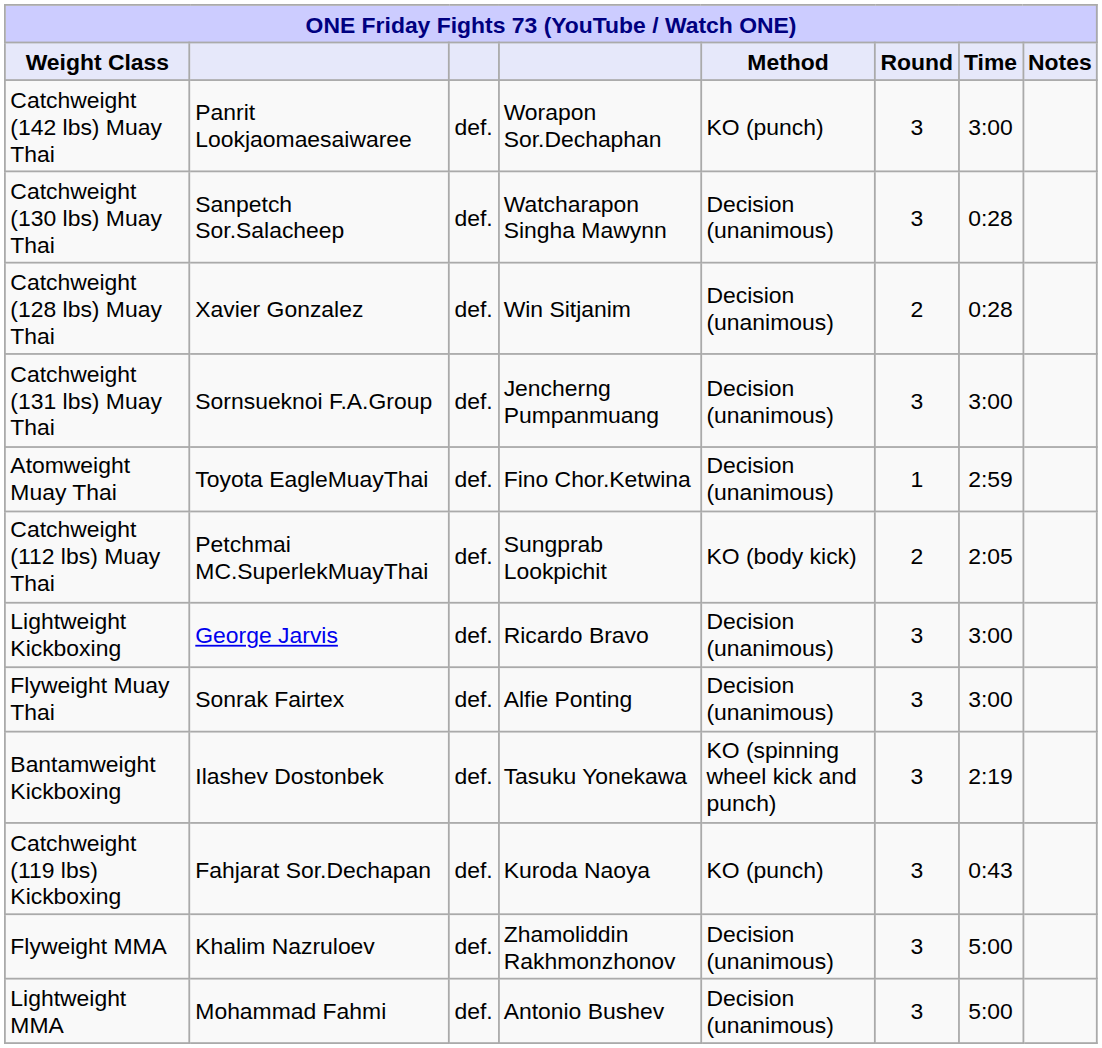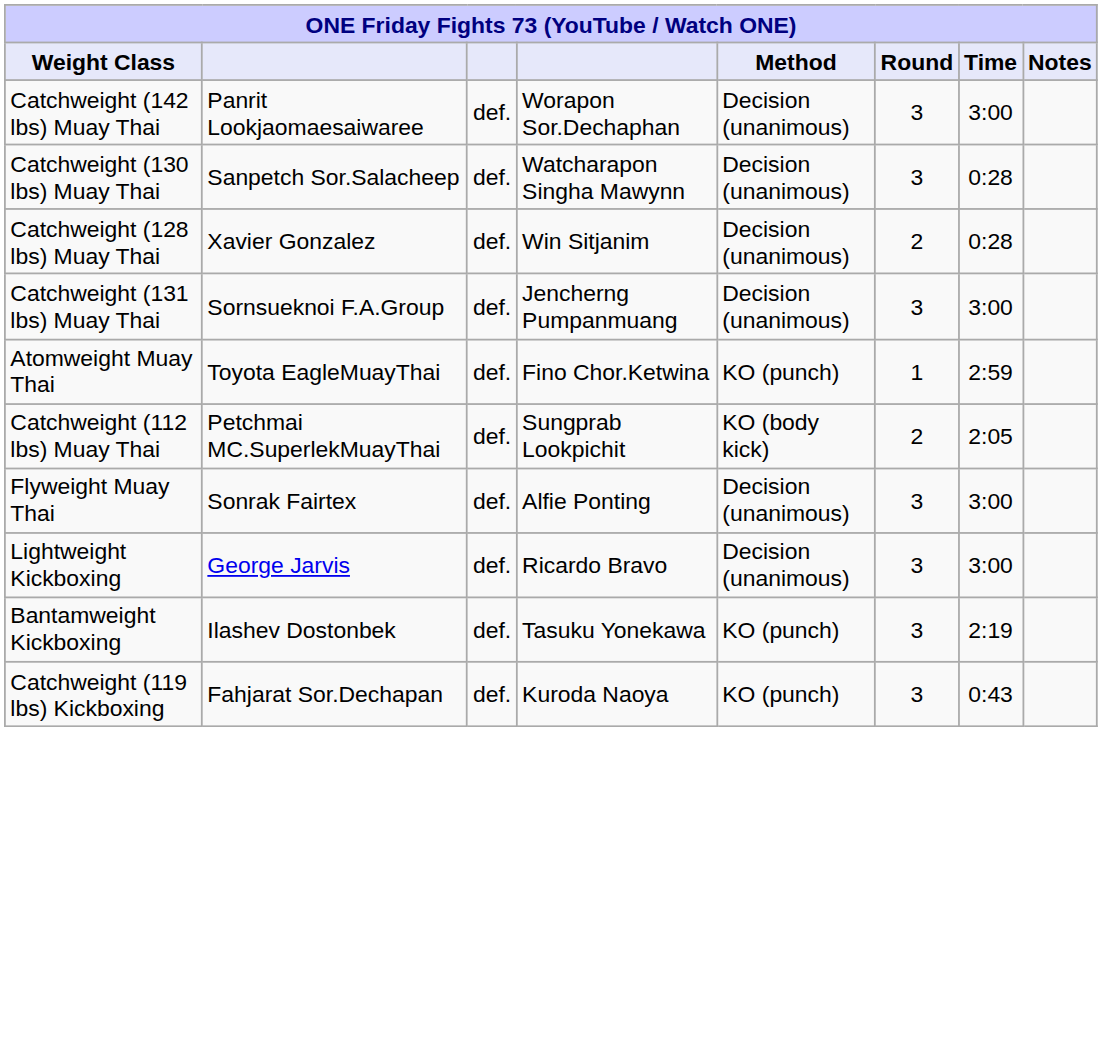(765, 126) KO (punch) -> (786, 113) Decision (unanimous)
(770, 478) Decision (unanimous) -> (781, 371) KO (punch)
rows swapped: (68, 634) <-> (90, 699)
(782, 777) KO (spinning wheel kick and punch) -> (781, 629) KO (punch)
- row: (89, 947)
- row: (68, 1011)
